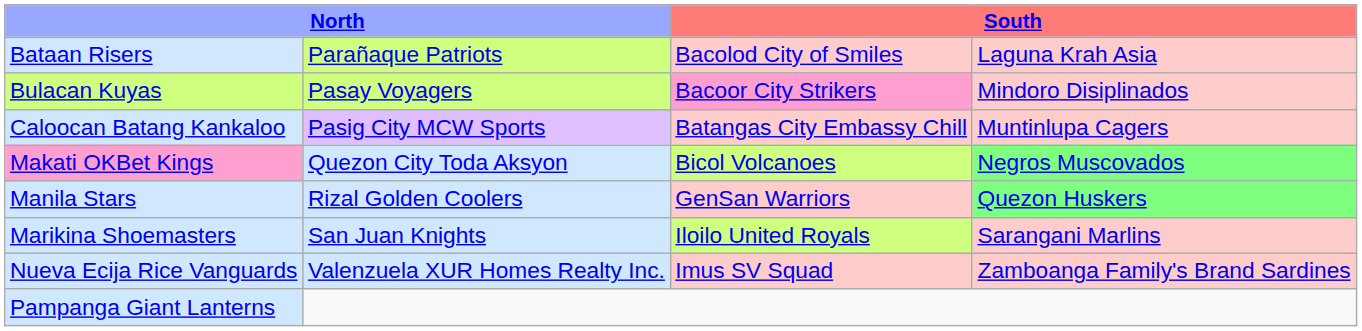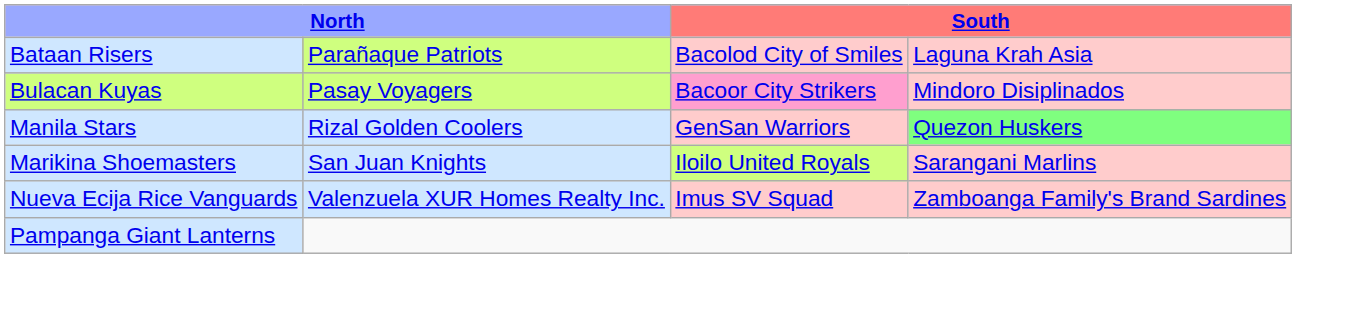- row: (148, 126)
- row: (112, 162)
